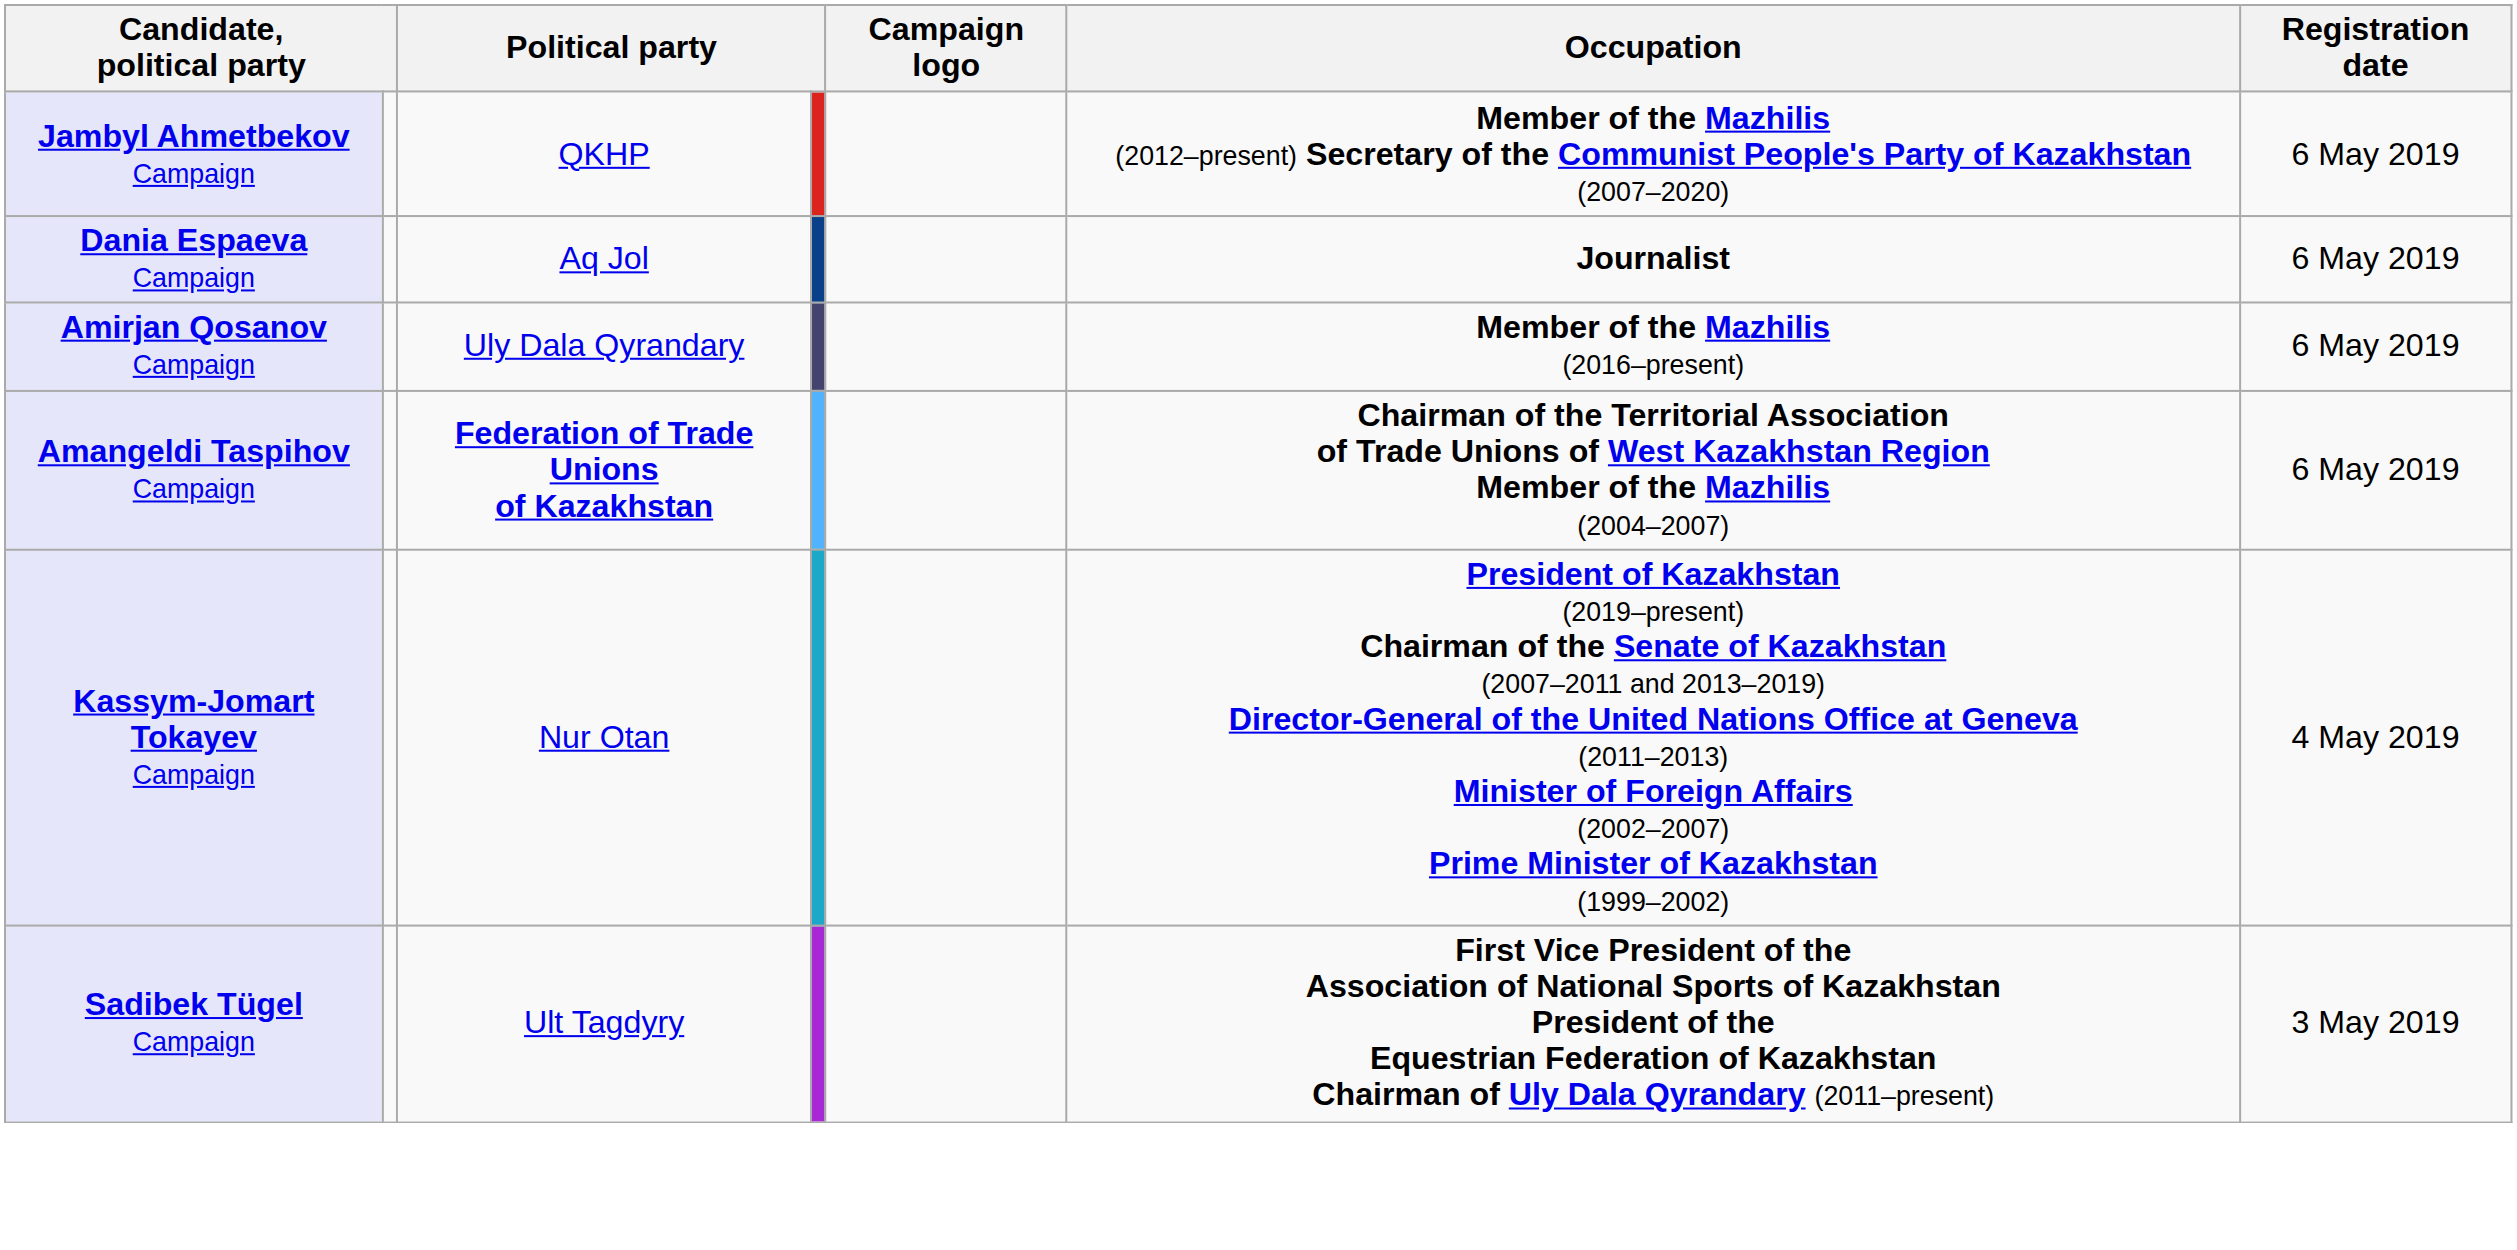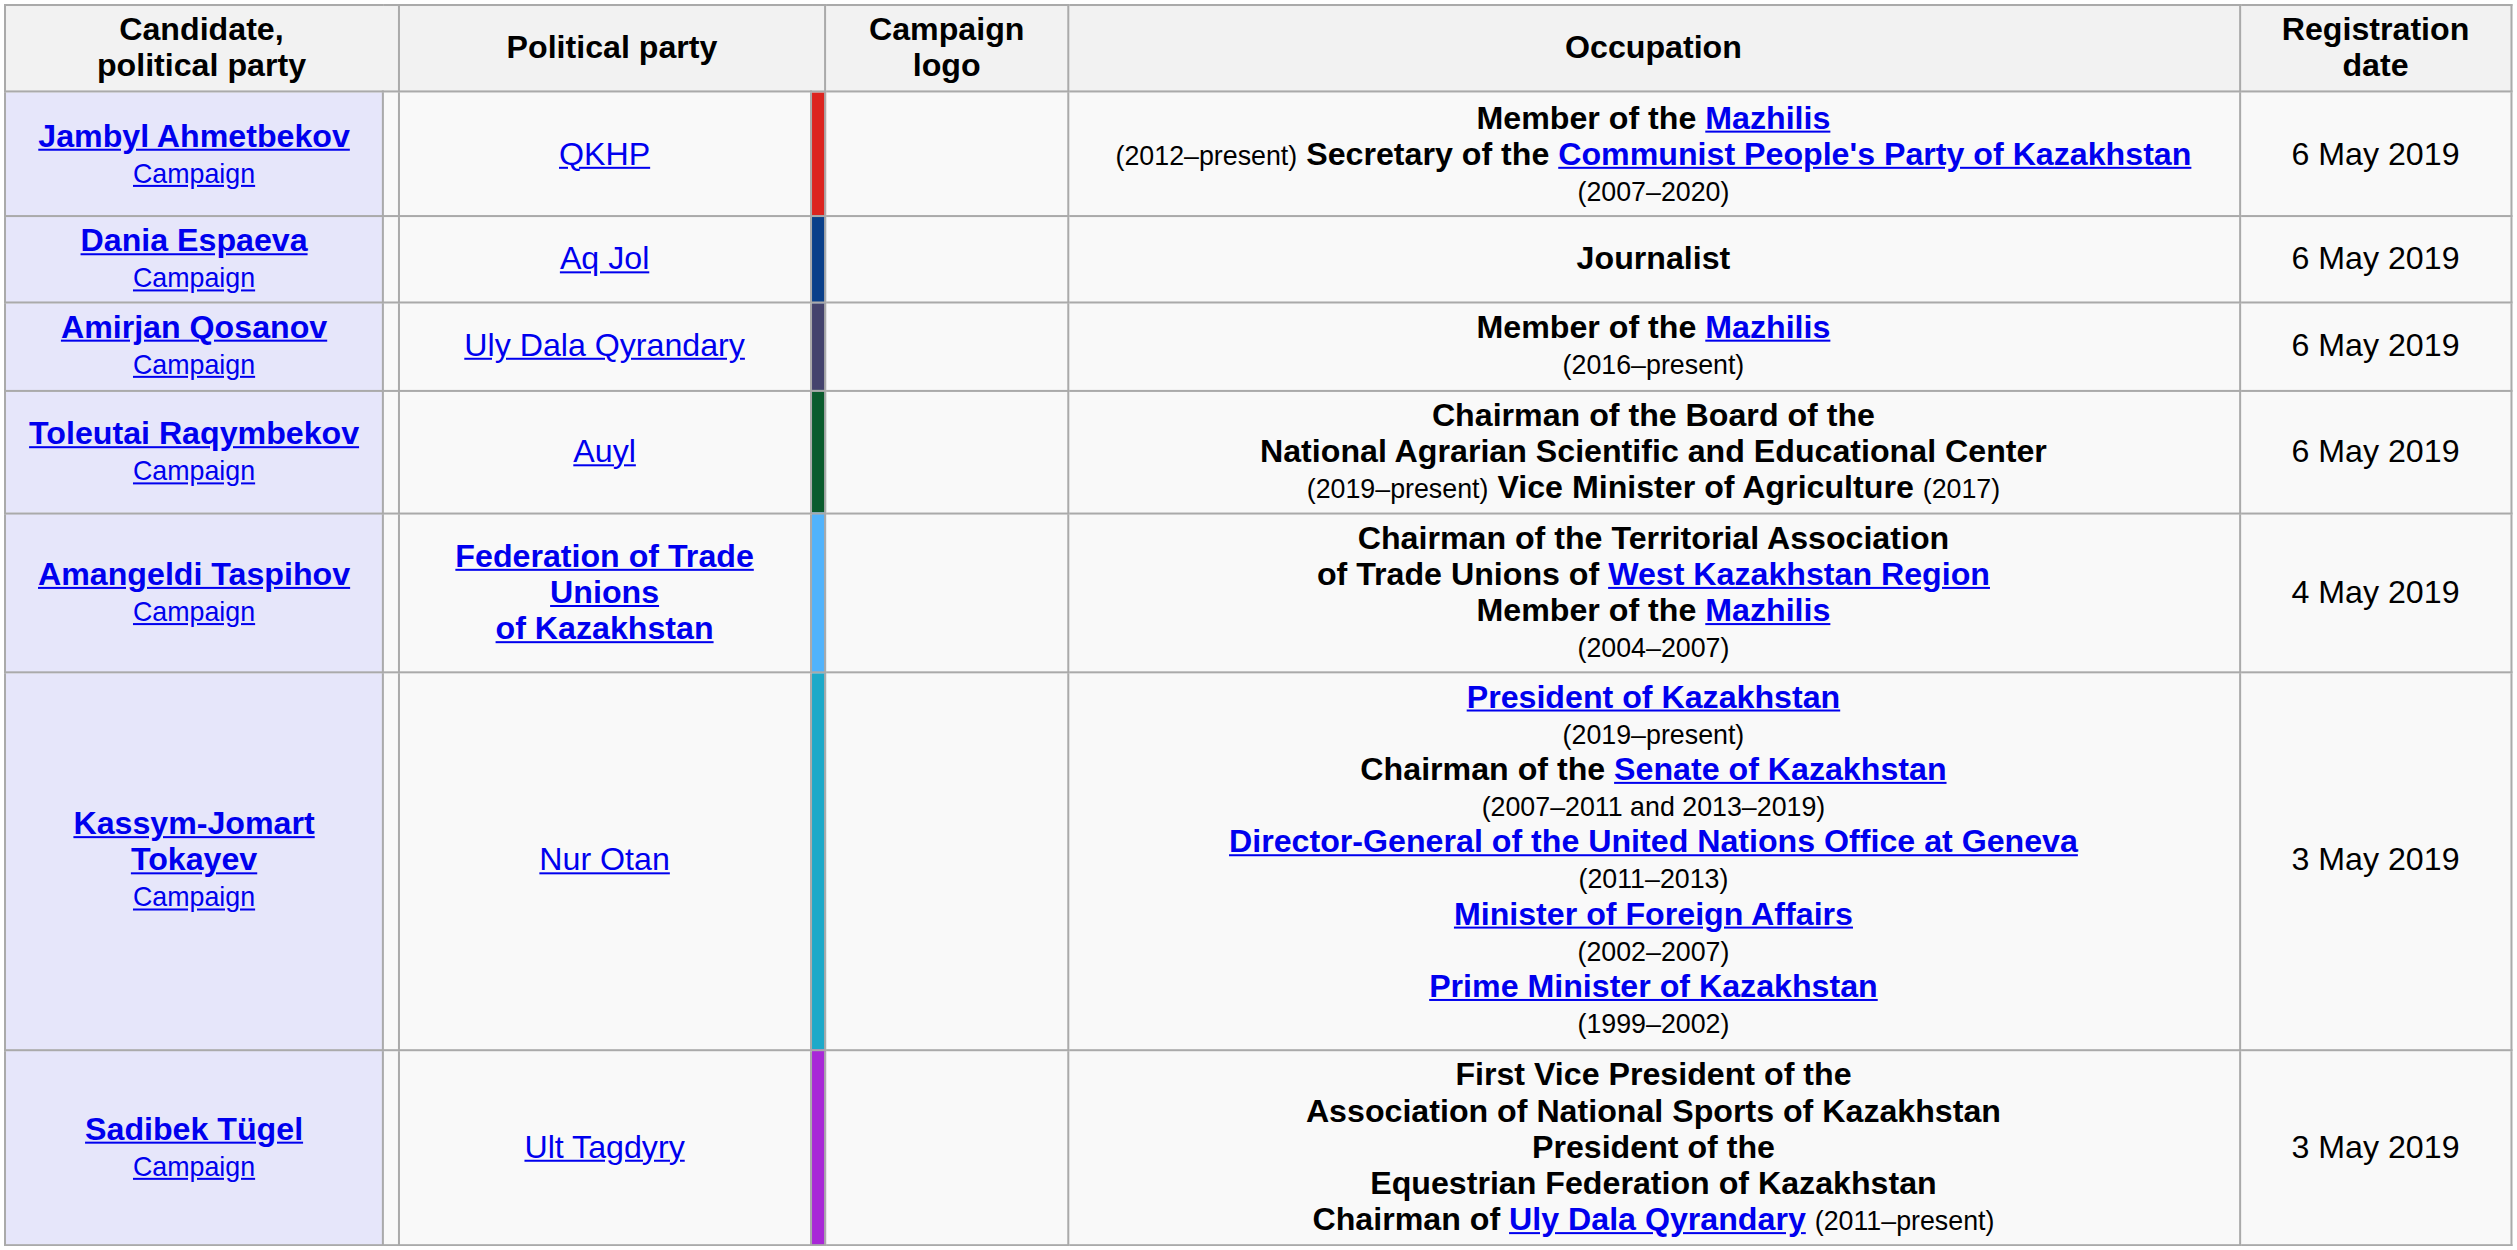+ row: (194, 451)
(2376, 469) 6 May 2019 -> (2376, 592) 4 May 2019
(2376, 737) 4 May 2019 -> (2376, 860) 3 May 2019
